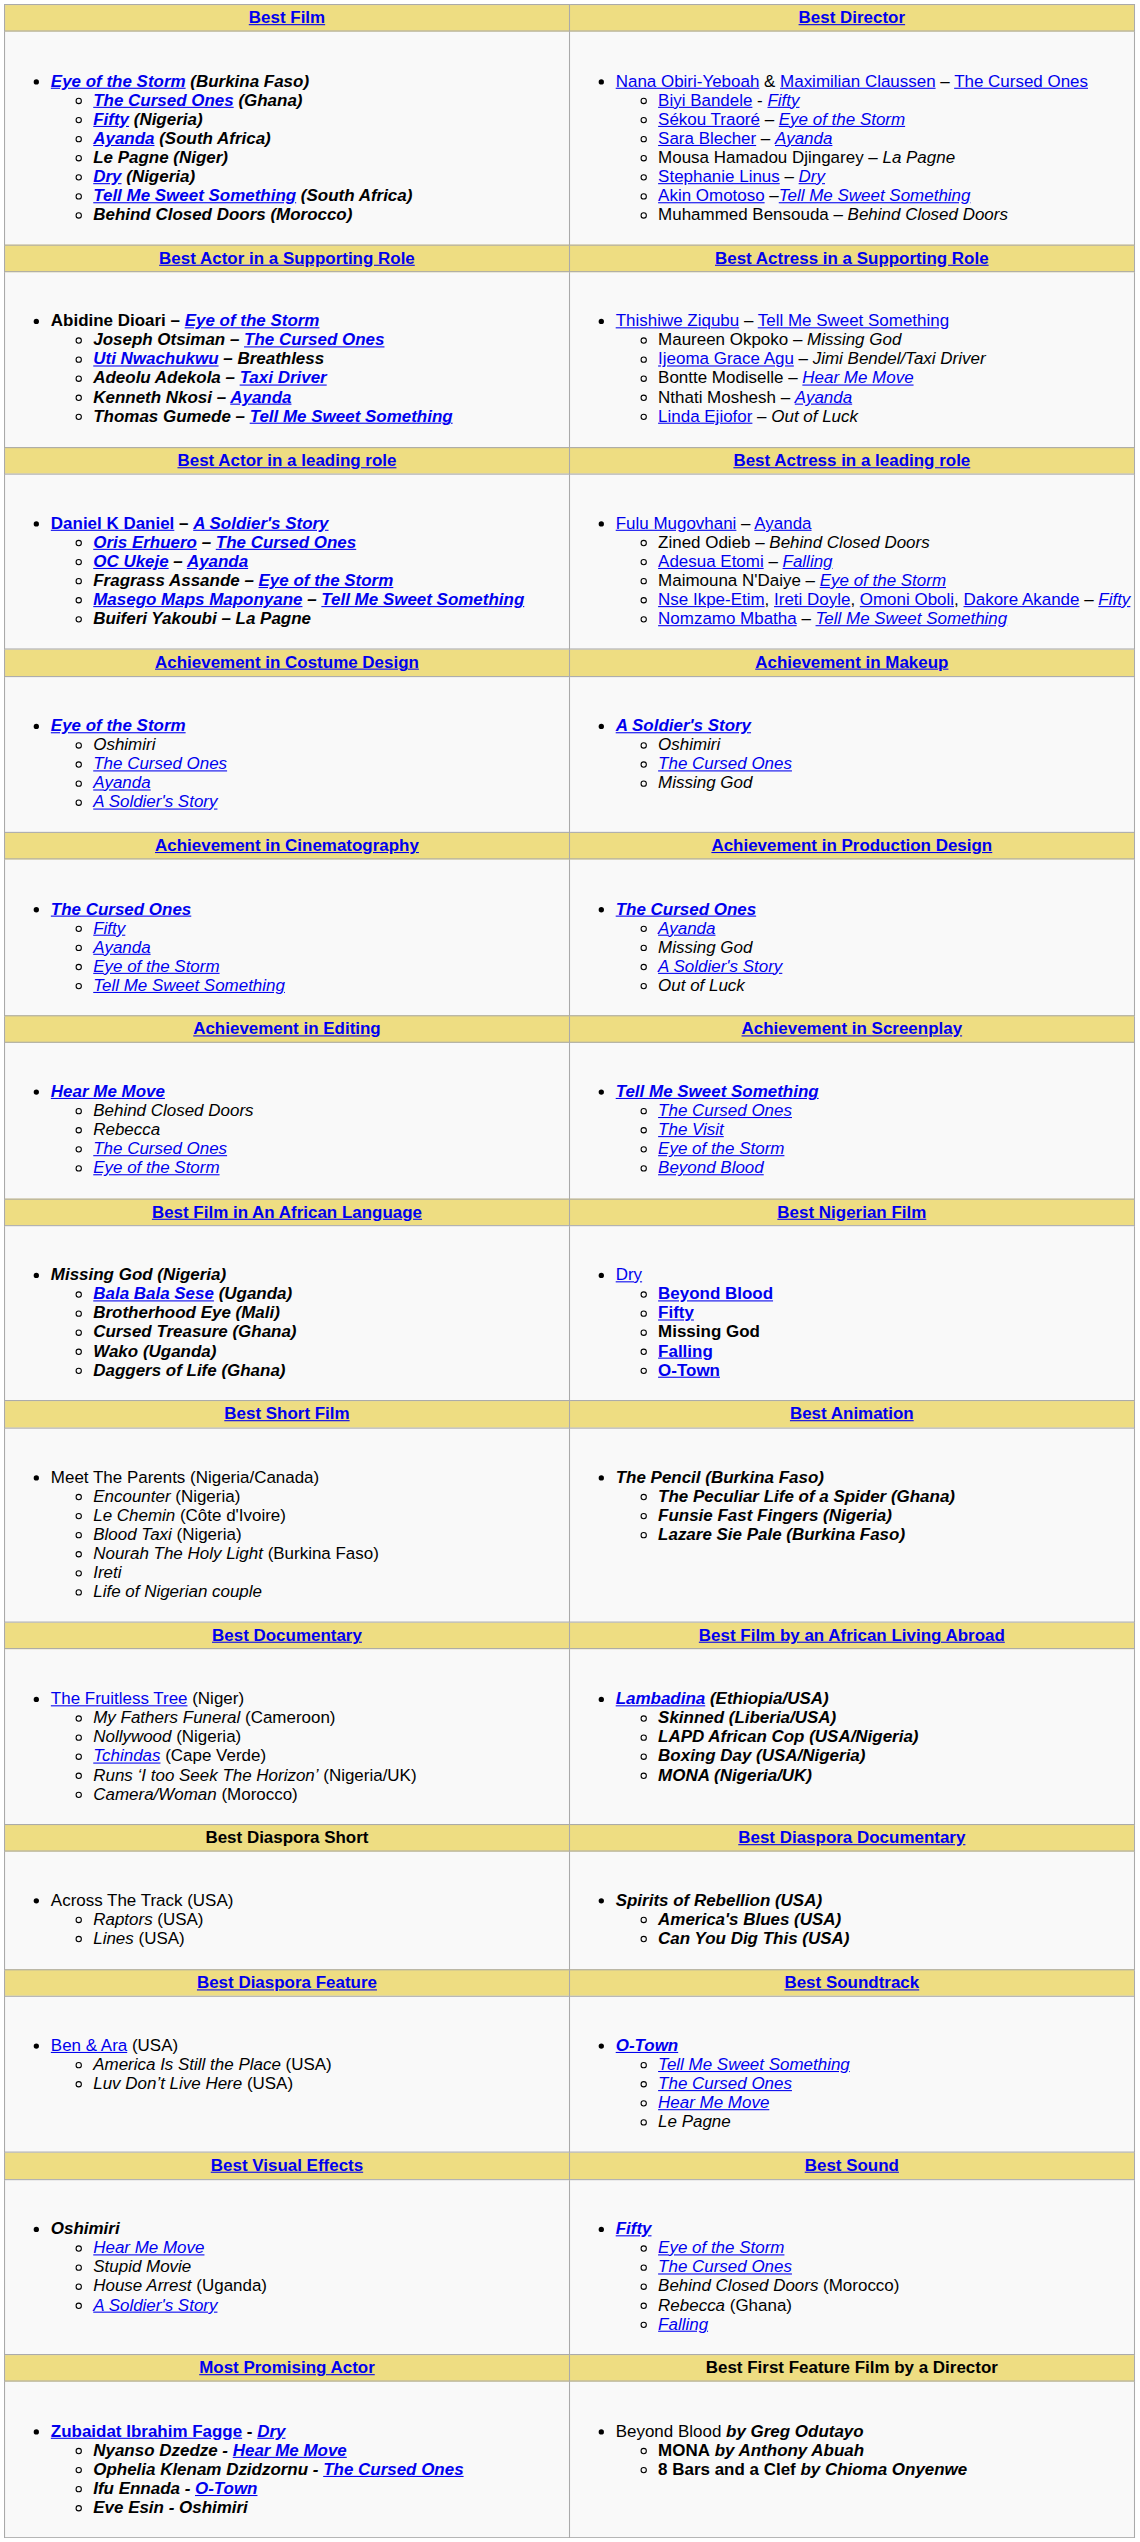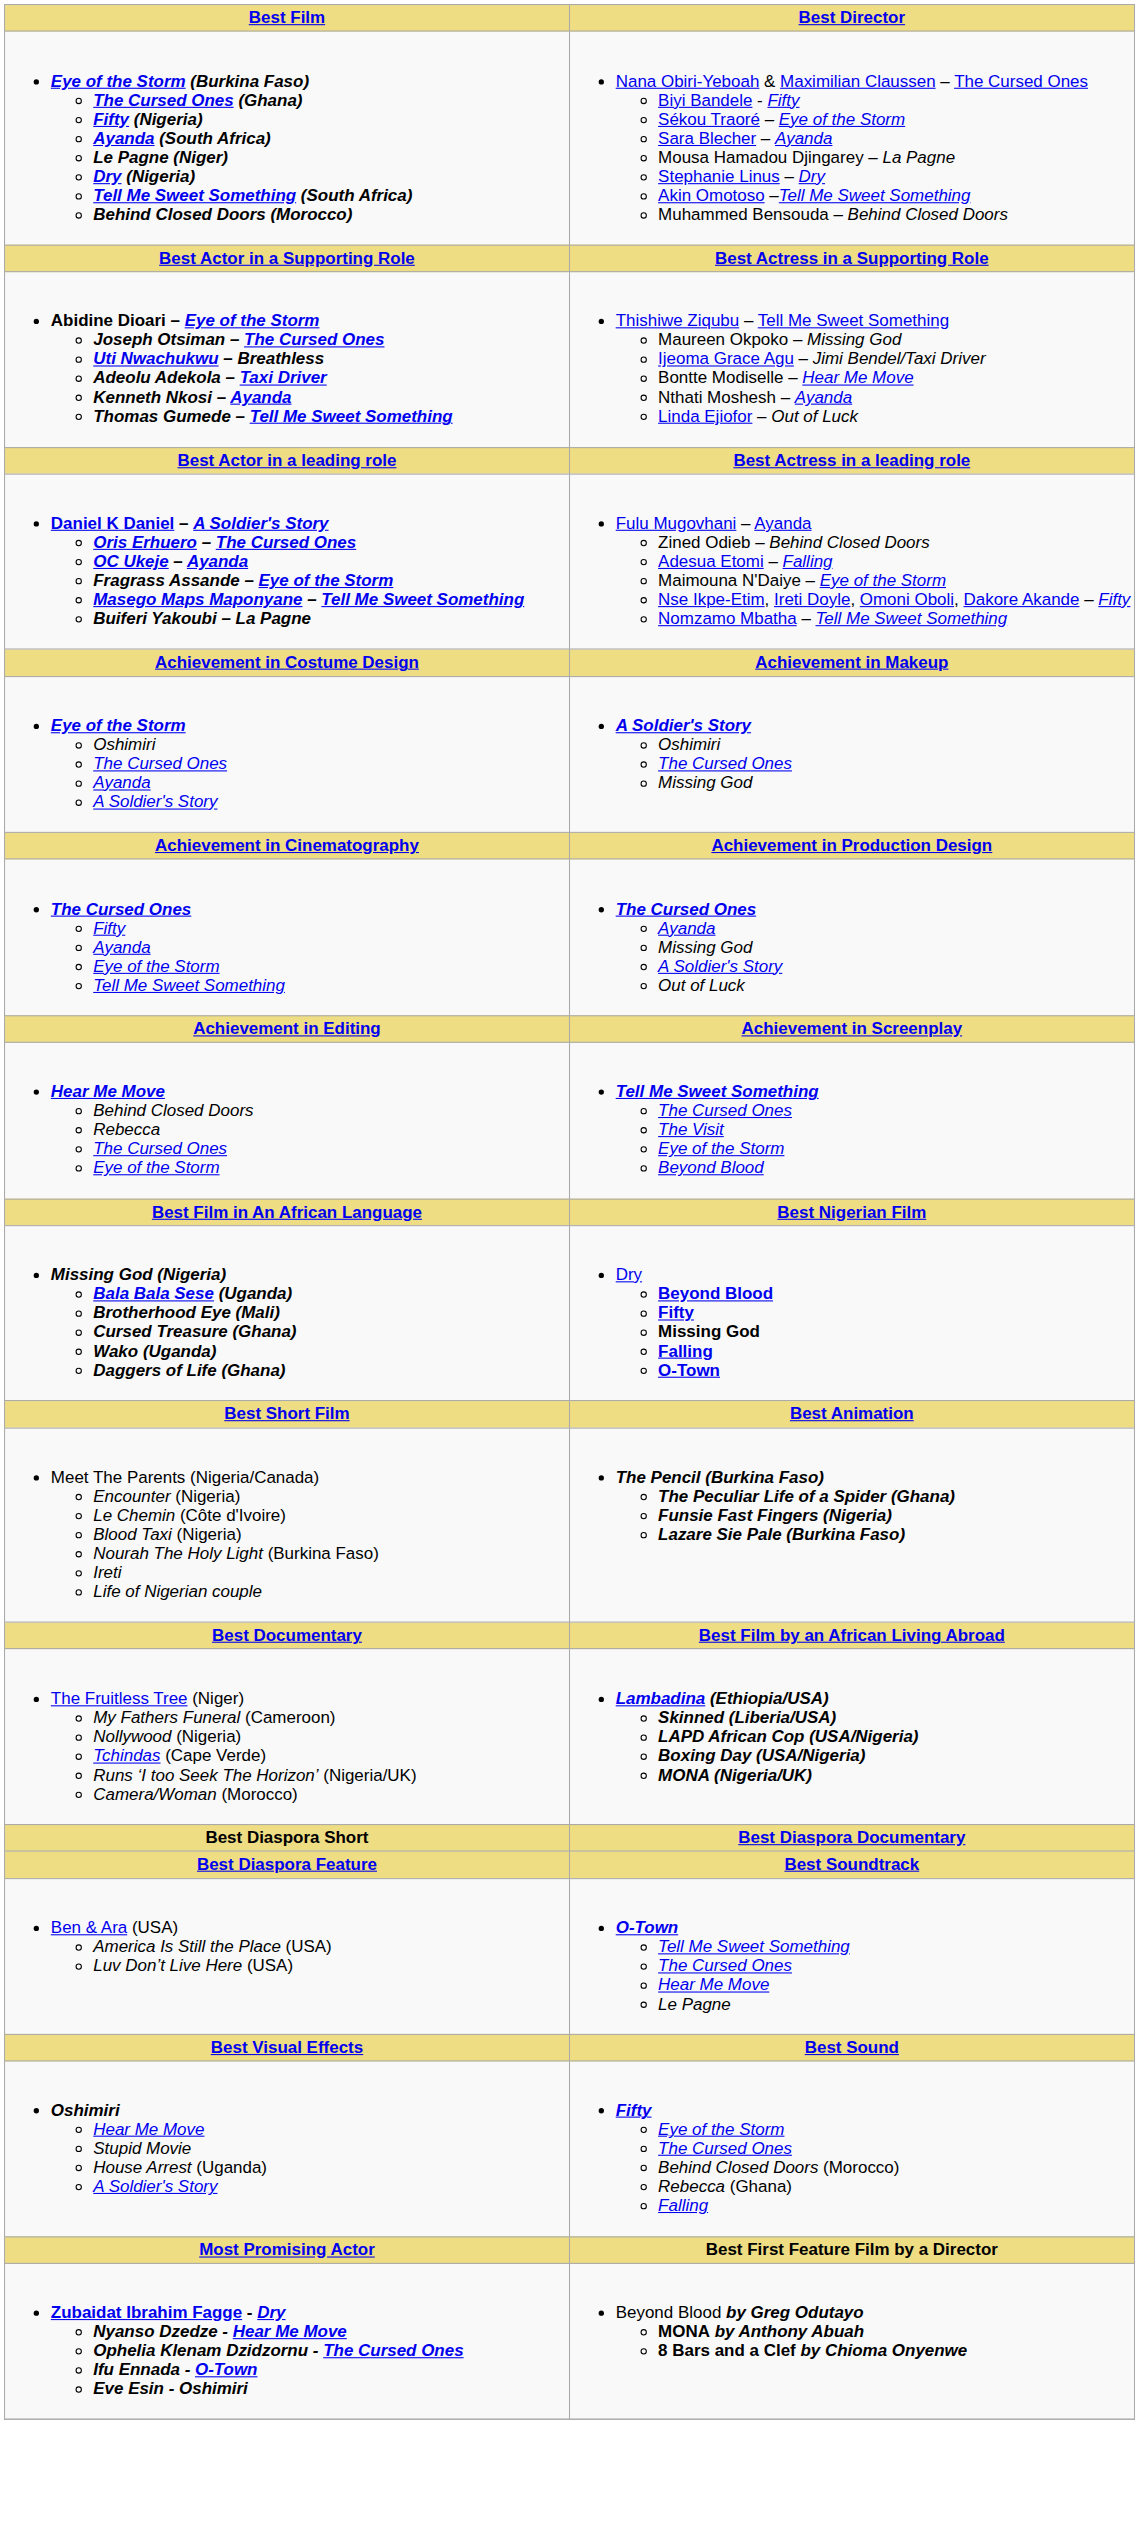- row: (287, 1920)
